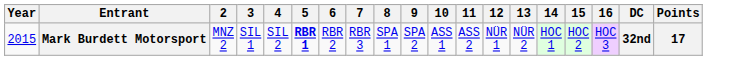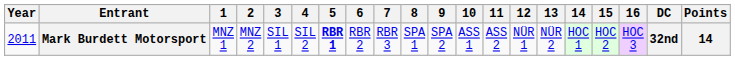+ column: (223, 14)
(22, 39) 2015 -> (22, 39) 2011
(678, 39) 17 -> (706, 39) 14
